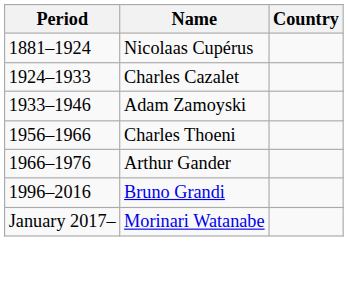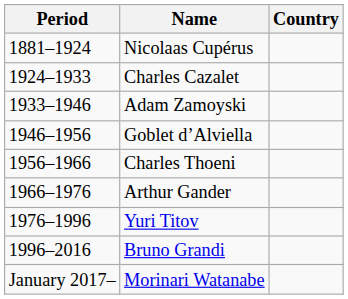+ row: (188, 134)
+ row: (161, 221)
